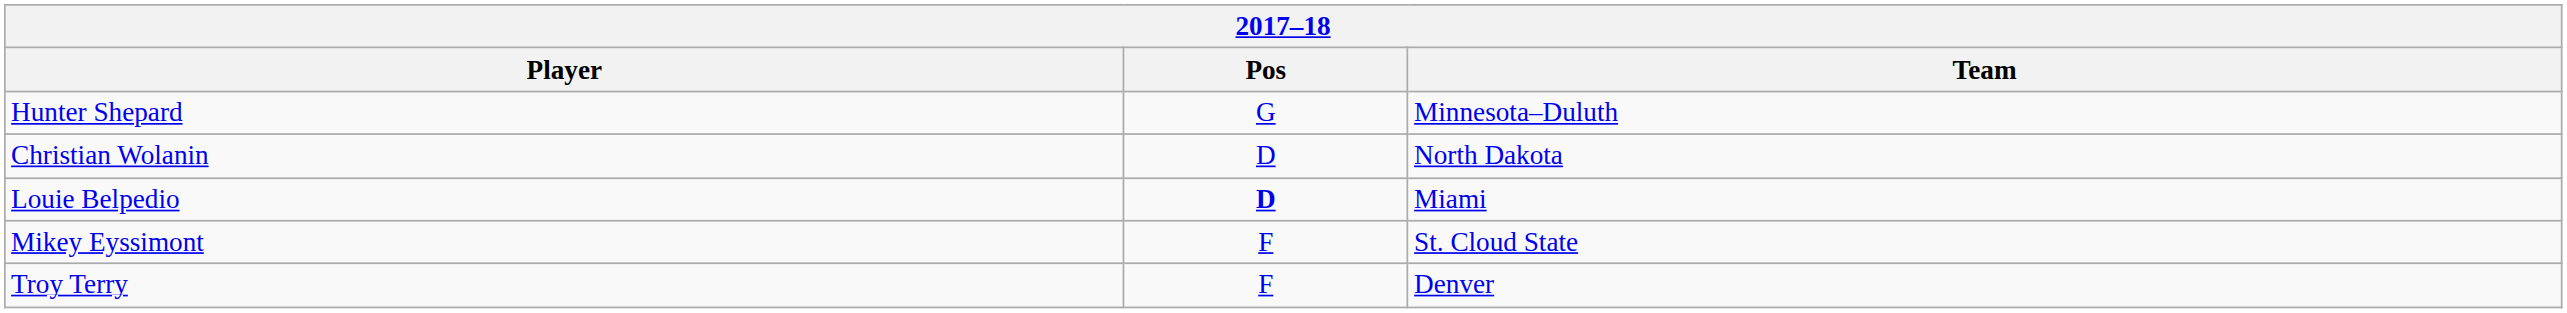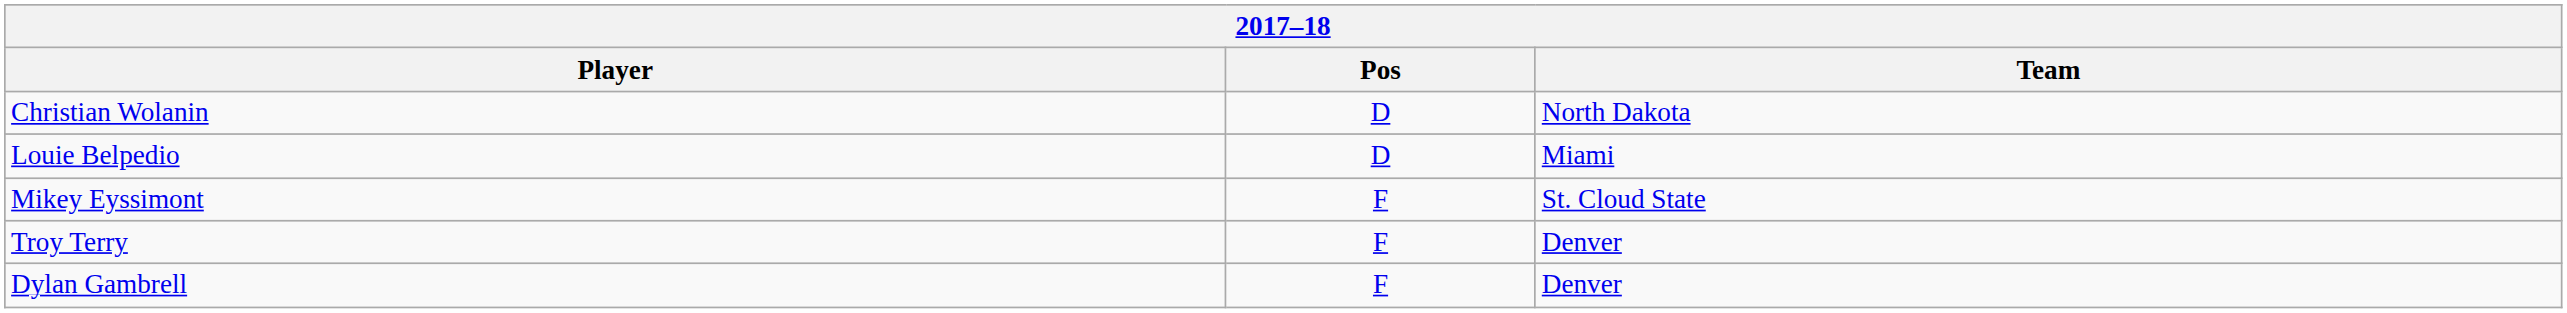- row: (97, 112)
(1266, 198) bold -> (1381, 155) normal
+ row: (99, 284)
